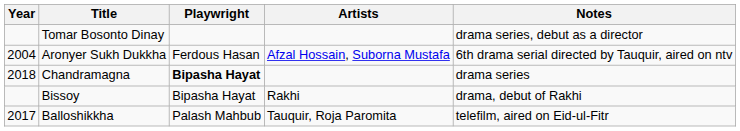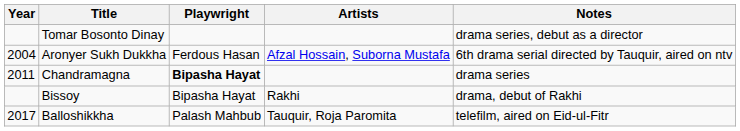(22, 75) 2018 -> (21, 75) 2011
